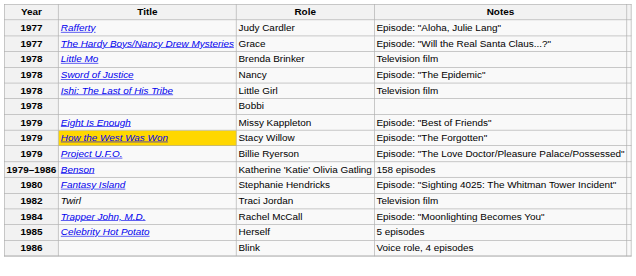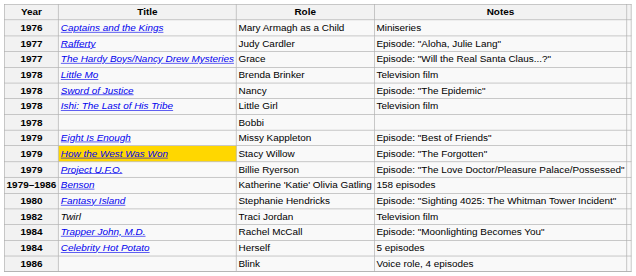+ row: (291, 28)
(31, 232) 1985 -> (31, 248) 1984
